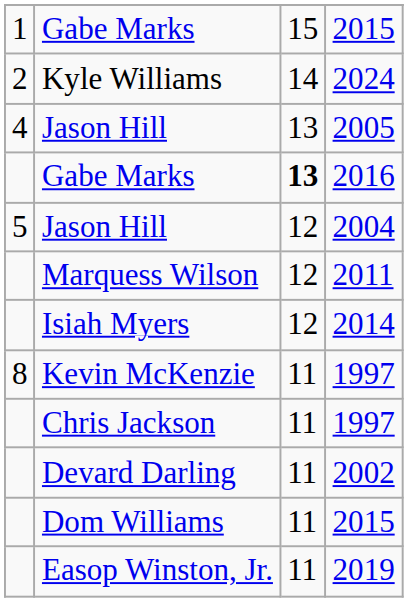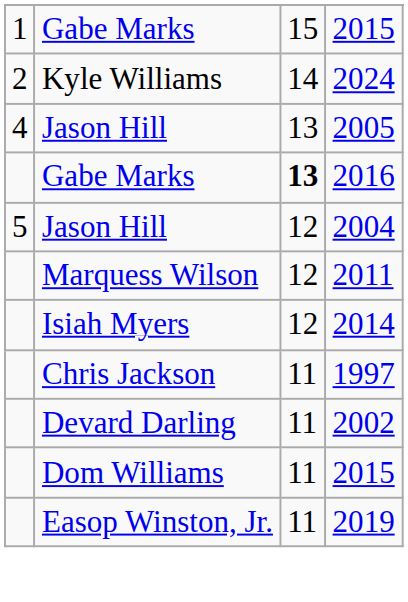- row: (148, 373)
